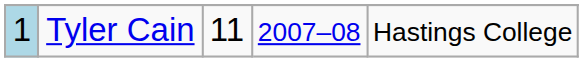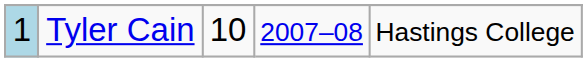(227, 30) 11 -> (228, 30) 10
